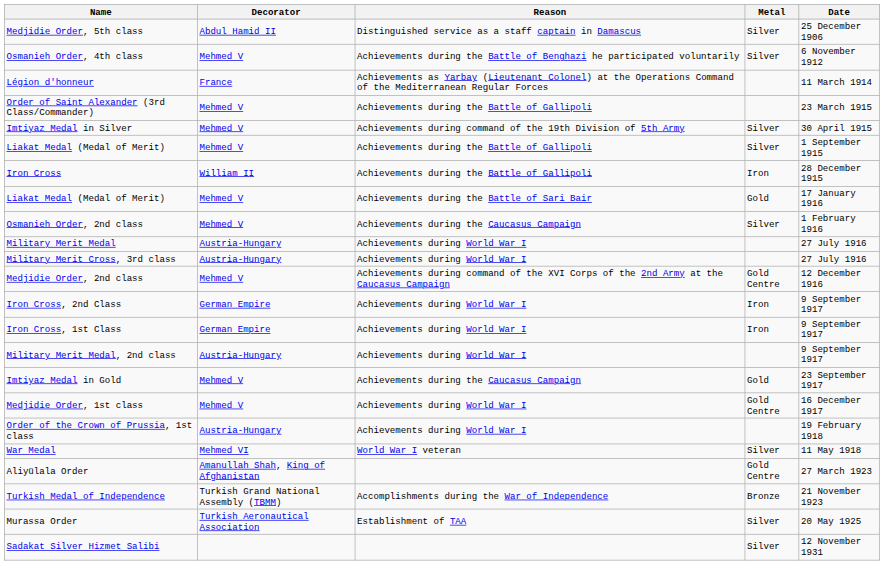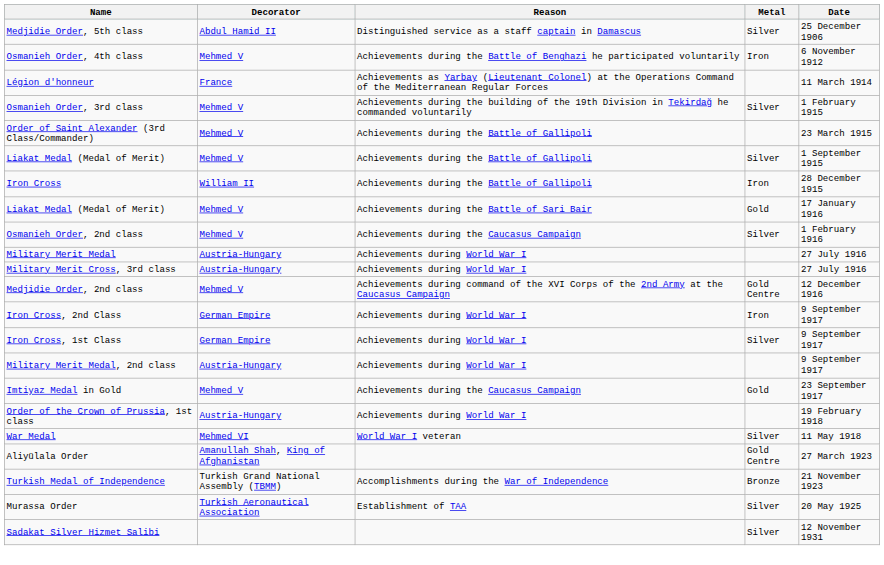(763, 57) Silver -> (758, 57) Iron
+ row: (75, 108)
- row: (69, 128)
(758, 330) Iron -> (763, 340) Silver
- row: (75, 406)
